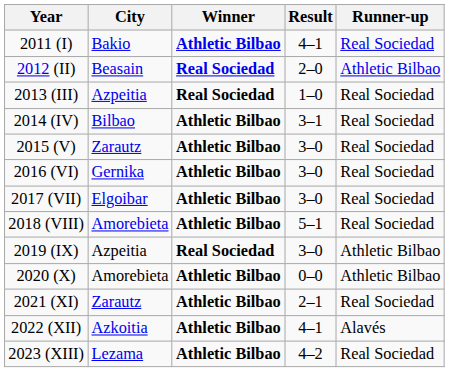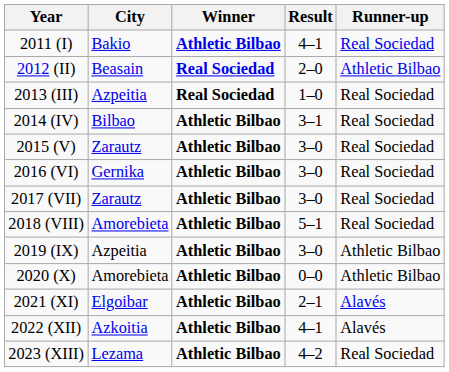(120, 198) Elgoibar -> (116, 198) Zarautz
(225, 250) Real Sociedad -> (228, 250) Athletic Bilbao
(116, 302) Zarautz -> (120, 302) Elgoibar
(387, 302) Real Sociedad -> (363, 302) Alavés
